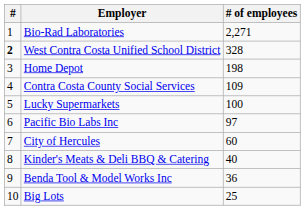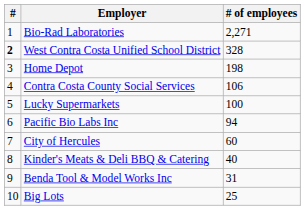(234, 86) 109 -> (234, 86) 106
(231, 123) 97 -> (231, 123) 94
(231, 178) 36 -> (231, 178) 31
